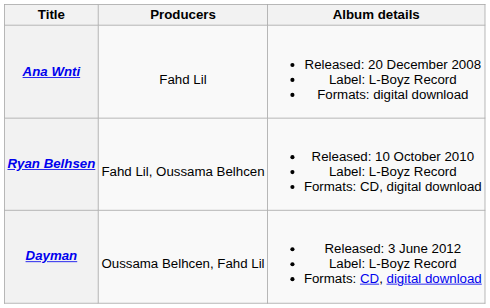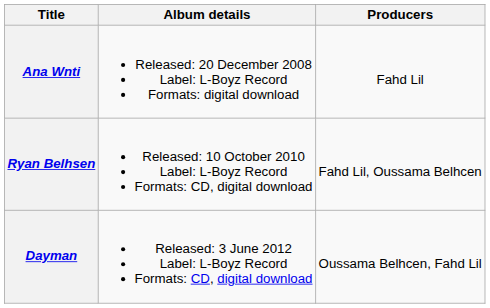columns swapped: (376, 15) <-> (183, 15)
